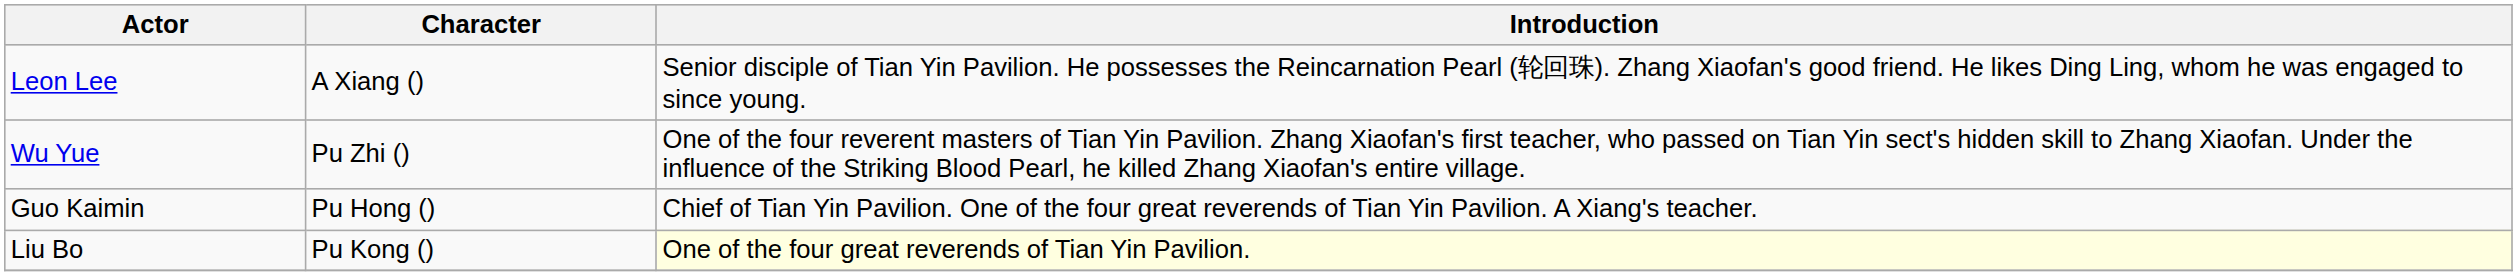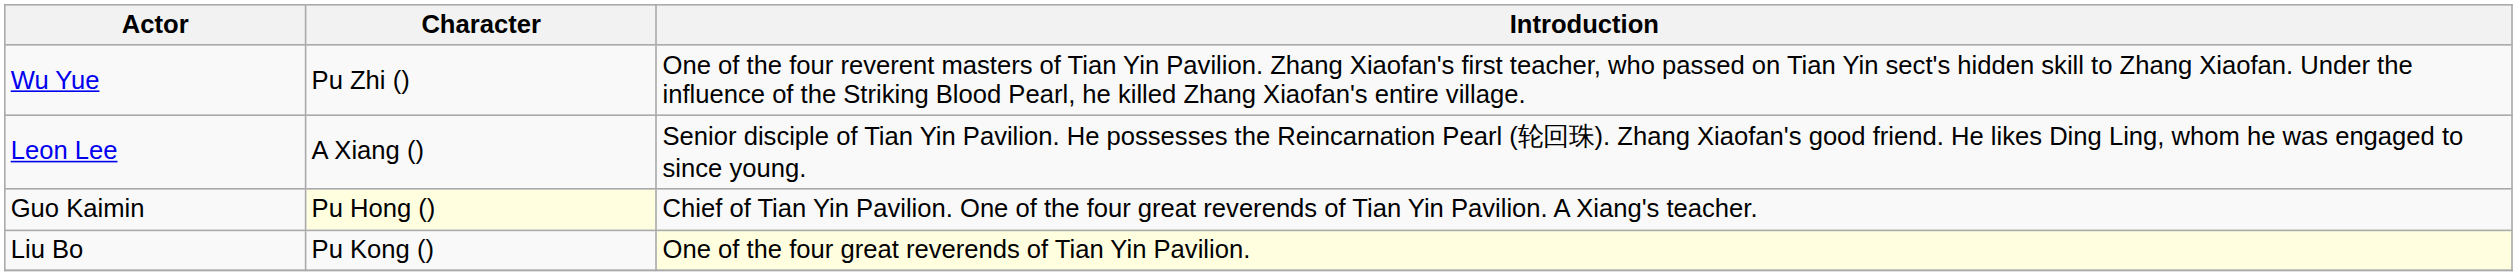rows swapped: (55, 154) <-> (64, 82)
(373, 209) no background -> (373, 209) lightyellow background
